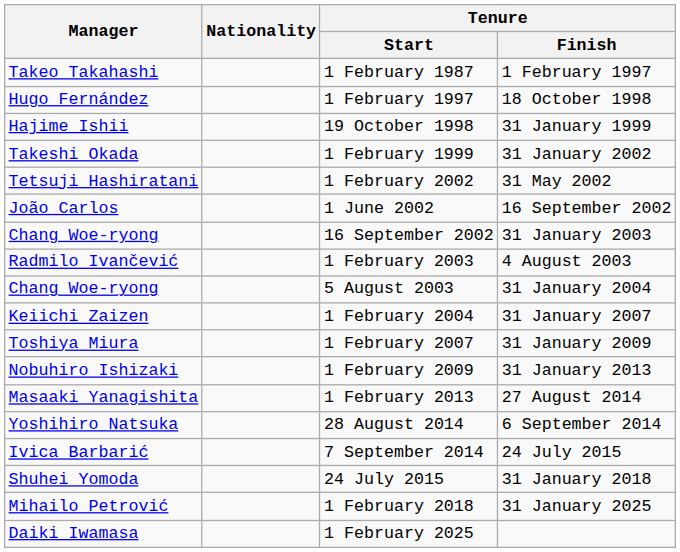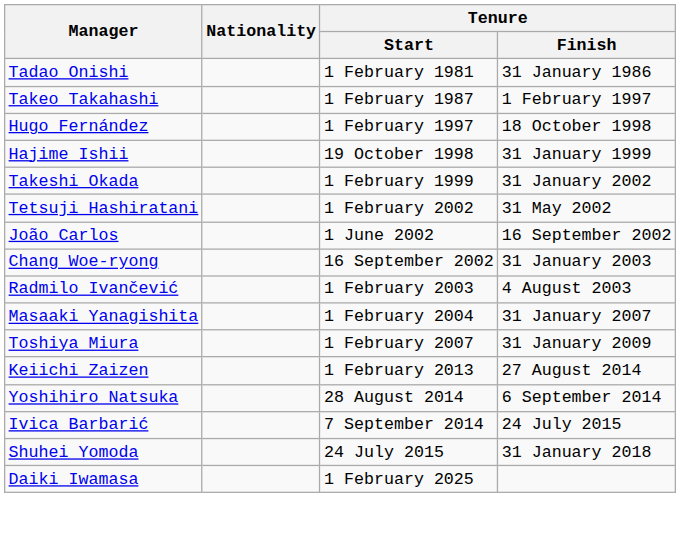+ row: (399, 72)
- row: (389, 289)
(78, 317) Keiichi Zaizen -> (103, 317) Masaaki Yanagishita
- row: (399, 371)
(103, 398) Masaaki Yanagishita -> (78, 371) Keiichi Zaizen
- row: (399, 506)
